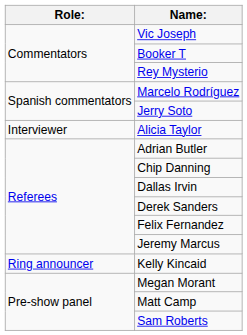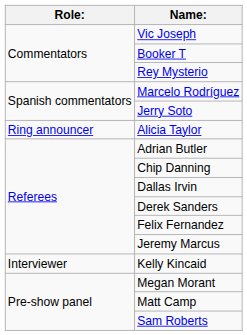(37, 130) Interviewer -> (51, 130) Ring announcer
(51, 263) Ring announcer -> (37, 263) Interviewer
